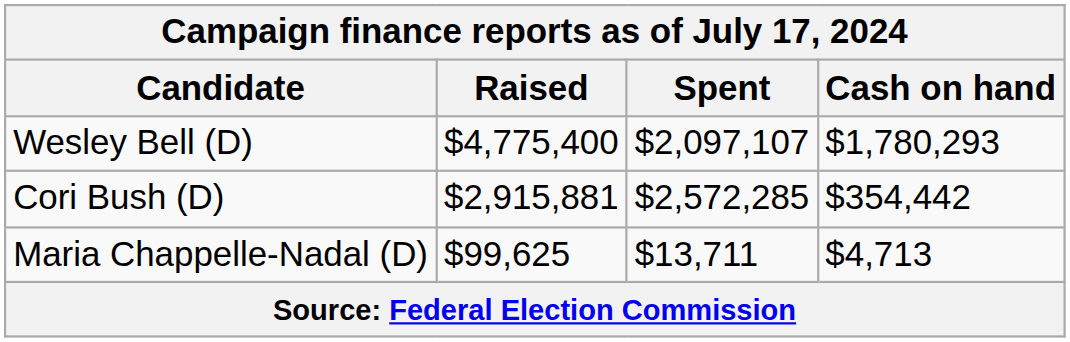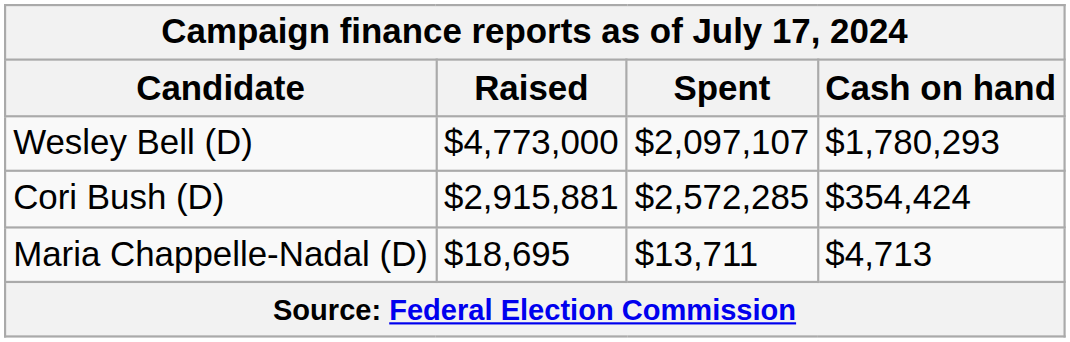(531, 142) $4,775,400 -> (531, 142) $4,773,000
(898, 198) $354,442 -> (898, 198) $354,424
(507, 253) $99,625 -> (507, 253) $18,695
